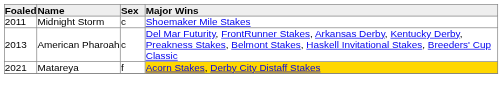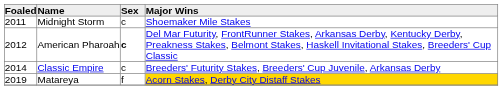(16, 45) 2013 -> (16, 45) 2012
(123, 45) normal -> (124, 45) bold
+ row: (70, 67)
(16, 67) 2021 -> (16, 79) 2019
